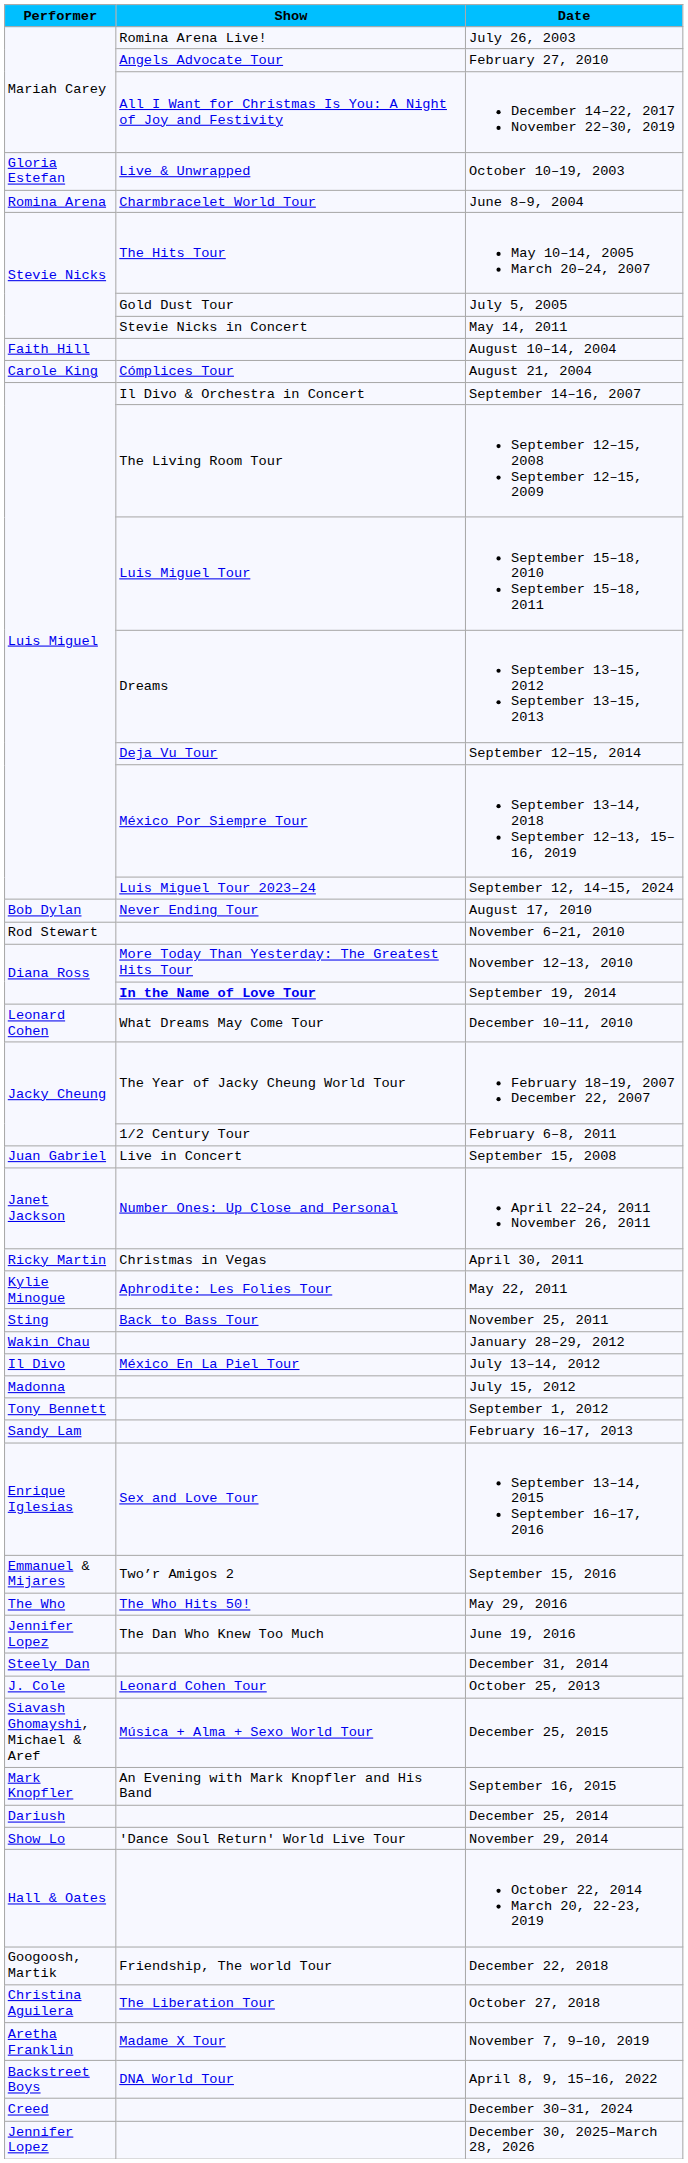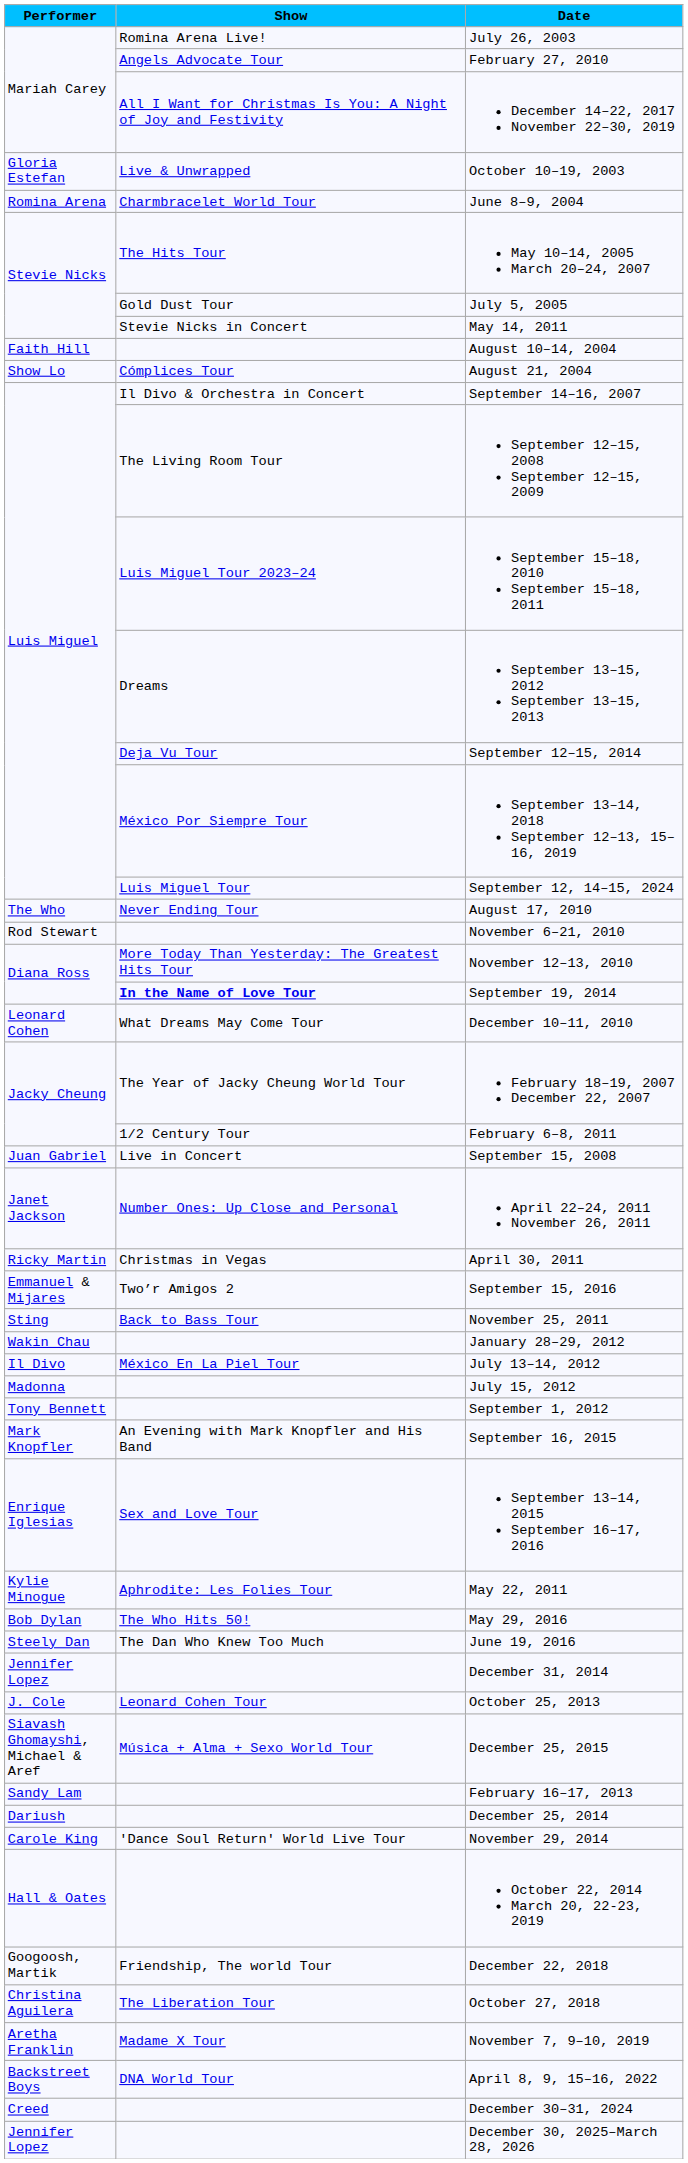(53, 371) Carole King -> (36, 371) Show Lo
(185, 574) Luis Miguel Tour -> (218, 574) Luis Miguel Tour 2023–24
(218, 888) Luis Miguel Tour 2023–24 -> (185, 888) Luis Miguel Tour
(45, 911) Bob Dylan -> (36, 911) The Who
rows swapped: (518, 1290) <-> (543, 1574)
rows swapped: (551, 1431) <-> (543, 1786)
(36, 1604) The Who -> (45, 1620) Bob Dylan
(41, 1634) Jennifer Lopez -> (49, 1642) Steely Dan
(49, 1664) Steely Dan -> (41, 1672) Jennifer Lopez
(36, 1839) Show Lo -> (53, 1839) Carole King
